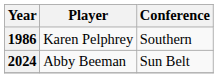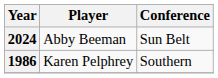rows swapped: (22, 61) <-> (22, 38)
